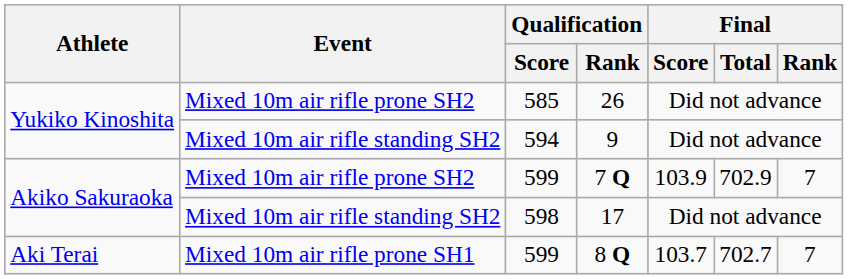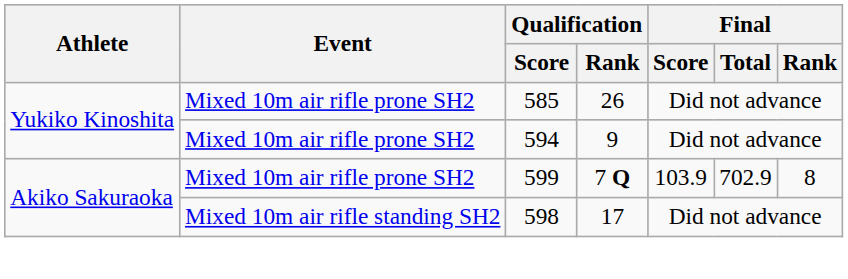(343, 139) Mixed 10m air rifle standing SH2 -> (330, 139) Mixed 10m air rifle prone SH2
(810, 178) 7 -> (810, 178) 8
- row: (612, 254)
